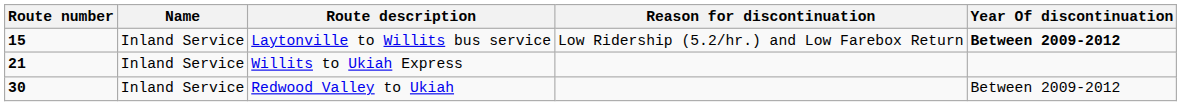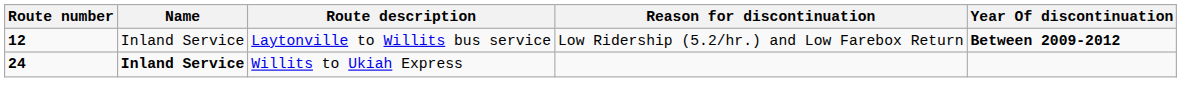(17, 40) 15 -> (17, 40) 12
(17, 64) 21 -> (17, 64) 24
(183, 64) normal -> (183, 64) bold
- row: (353, 88)
